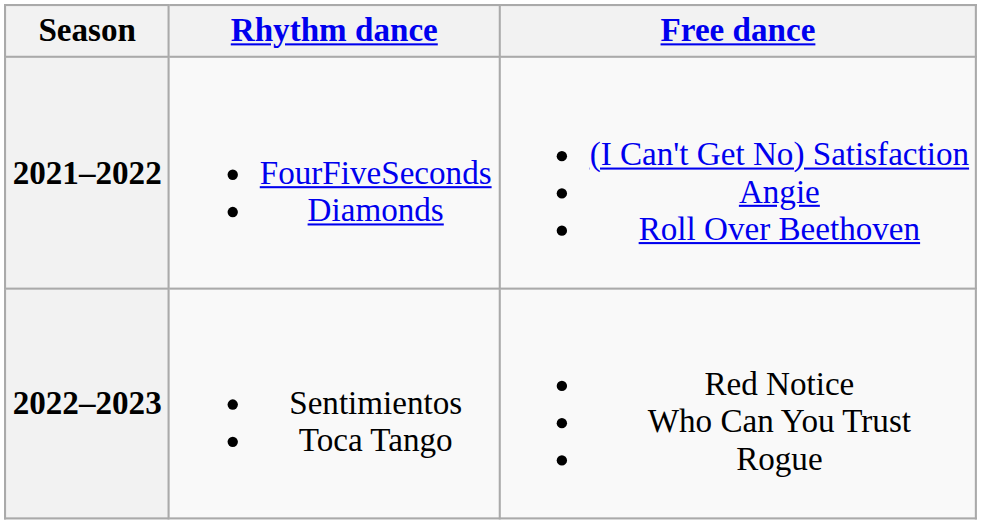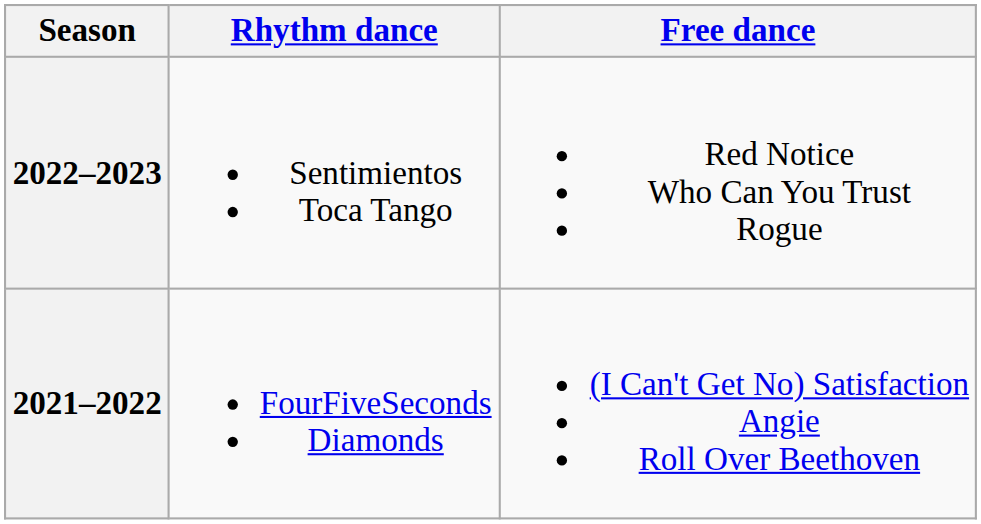rows swapped: (87, 402) <-> (87, 172)
